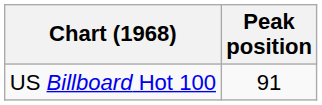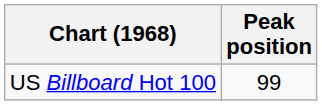(269, 81) 91 -> (269, 81) 99
